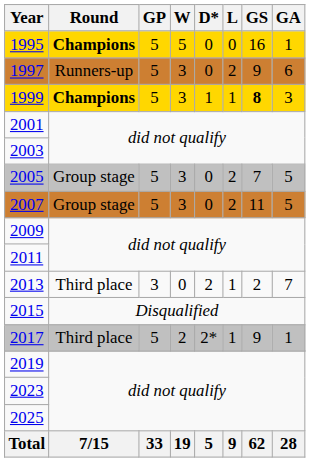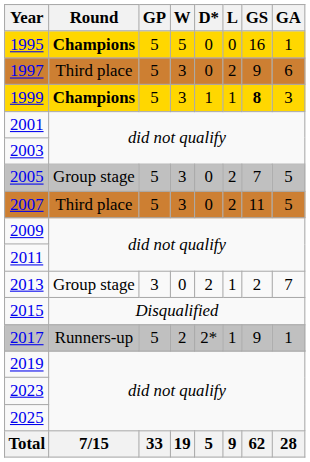(94, 71) Runners-up -> (94, 71) Third place
(94, 204) Group stage -> (94, 204) Third place
(94, 284) Third place -> (94, 284) Group stage
(94, 337) Third place -> (94, 337) Runners-up
